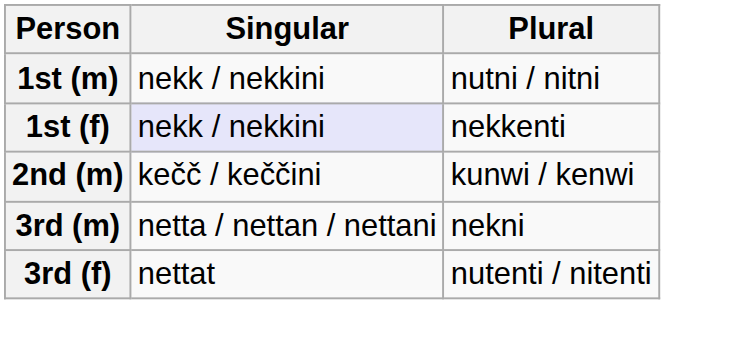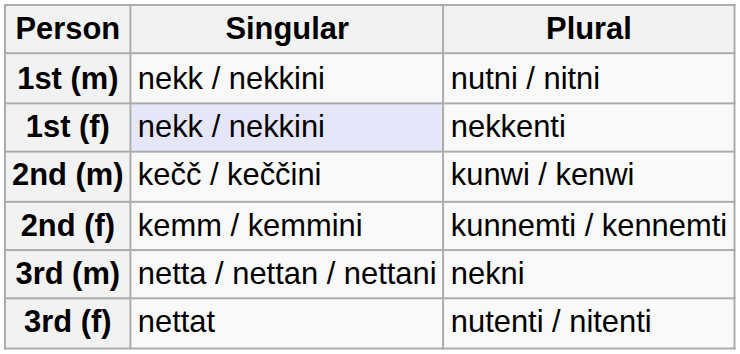+ row: (68, 224)
